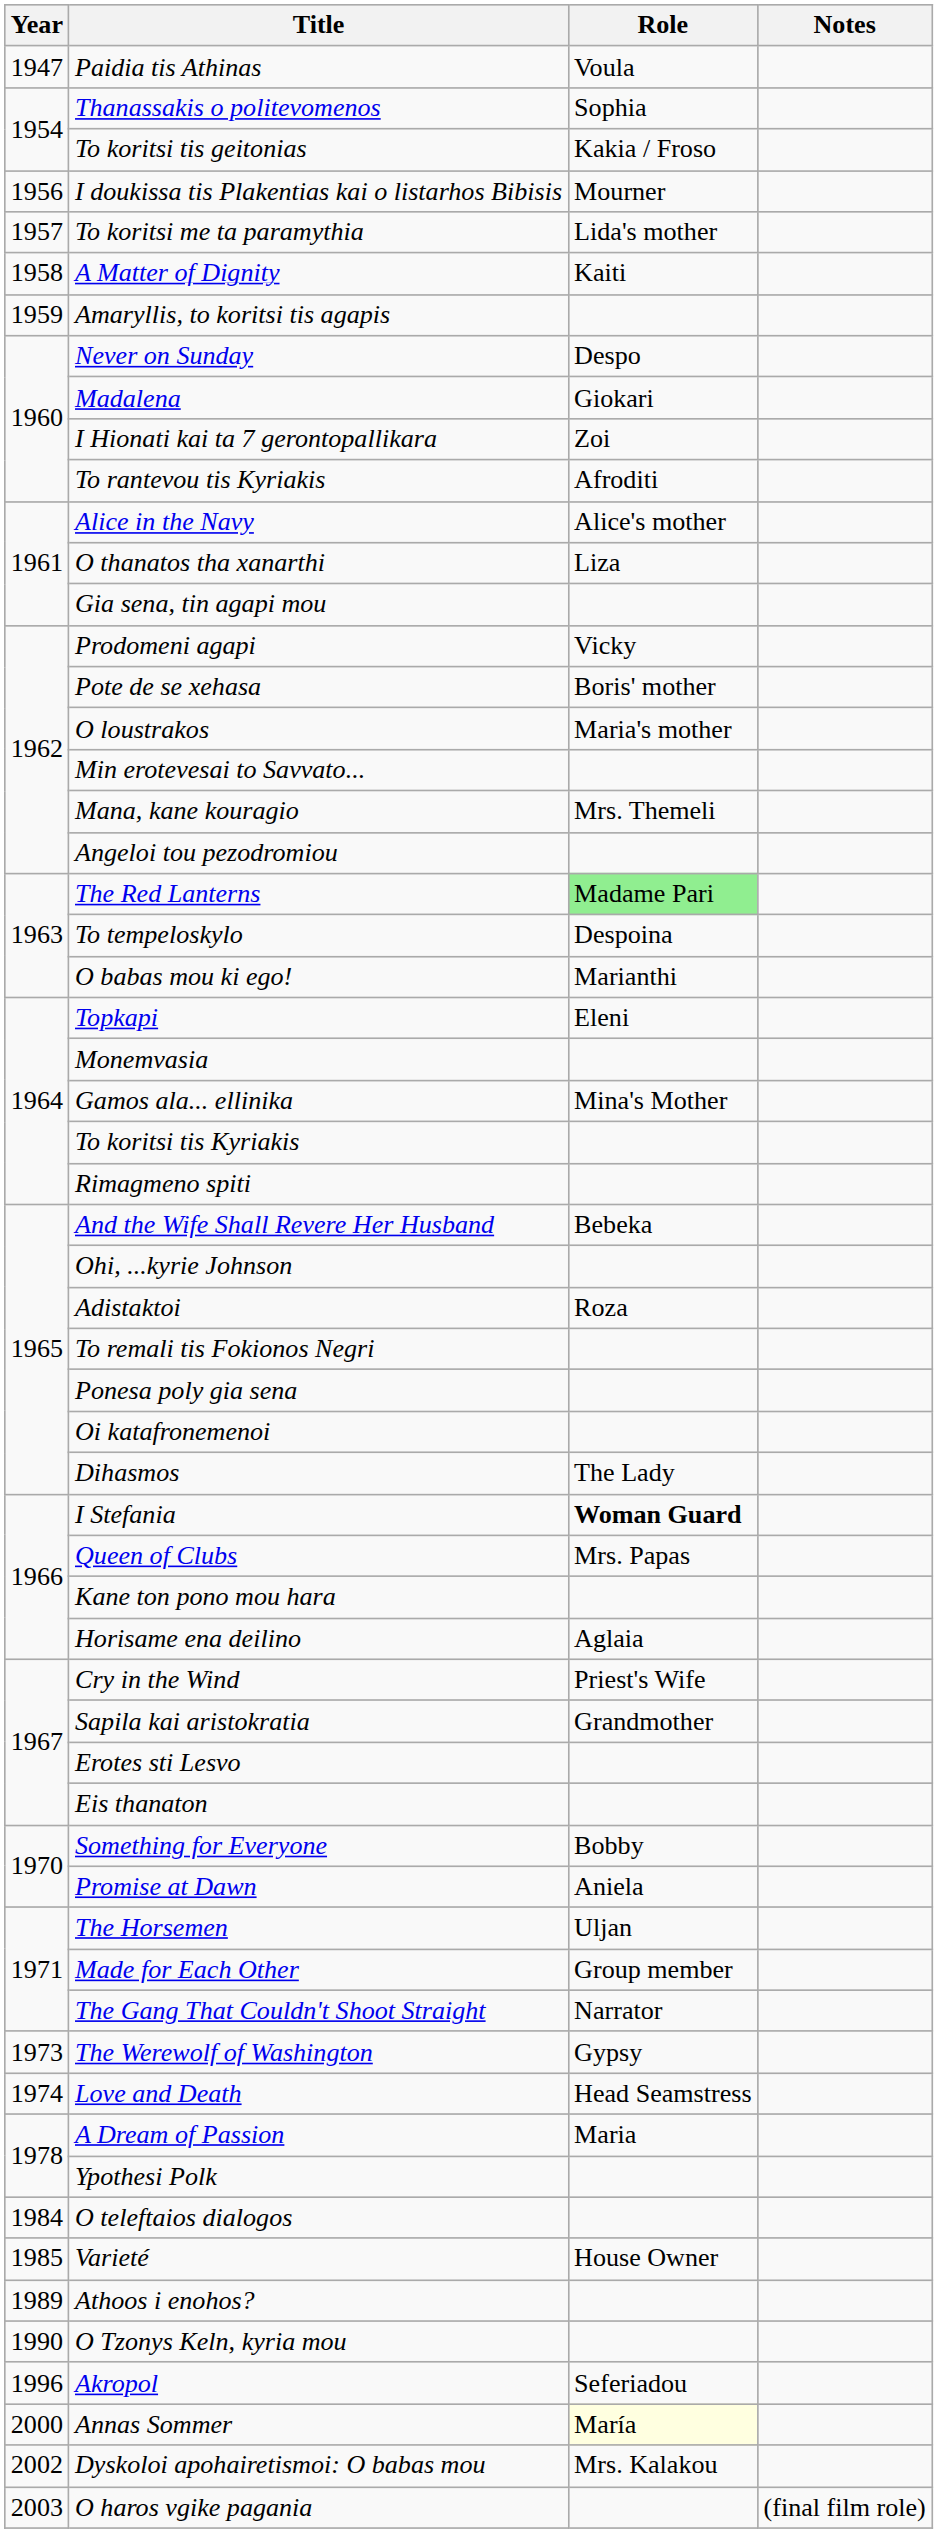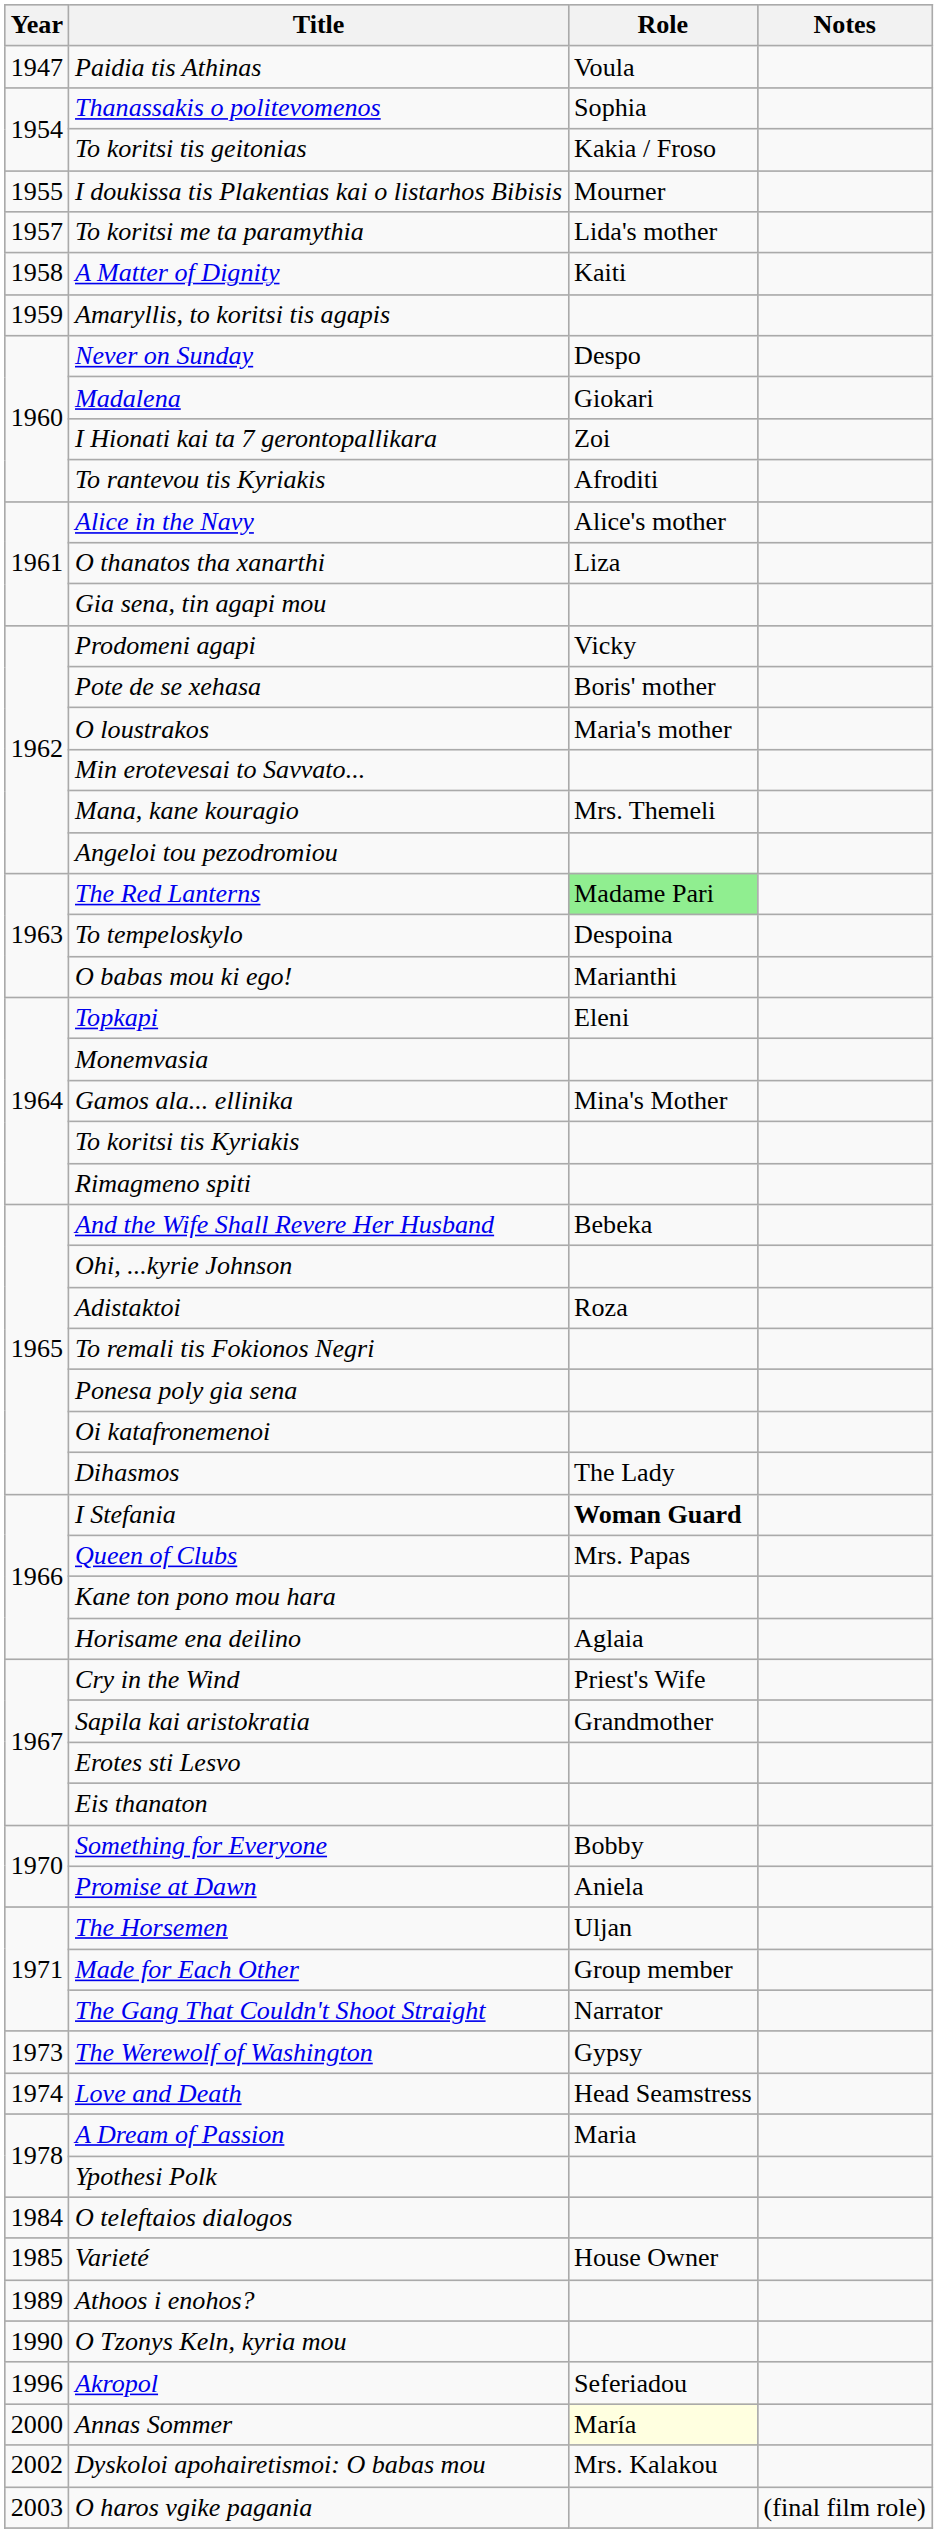(37, 190) 1956 -> (37, 190) 1955
